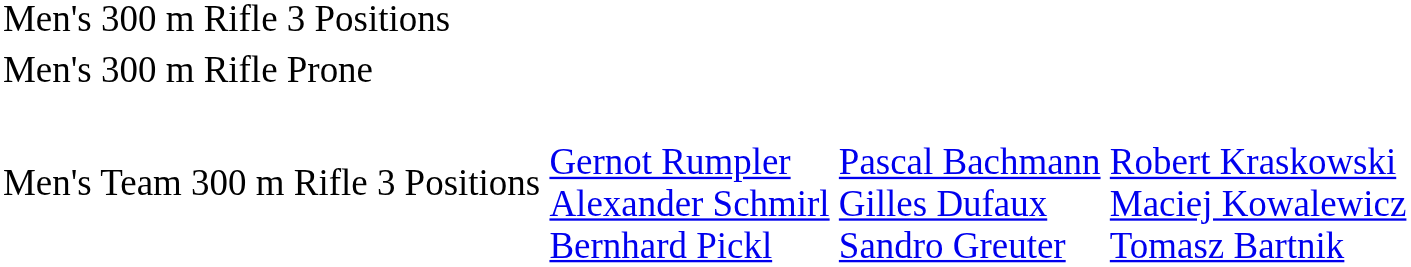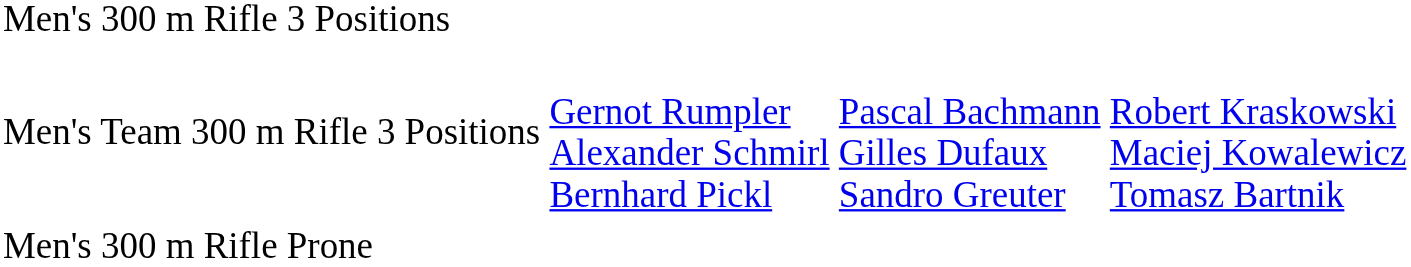rows swapped: (272, 183) <-> (188, 69)
